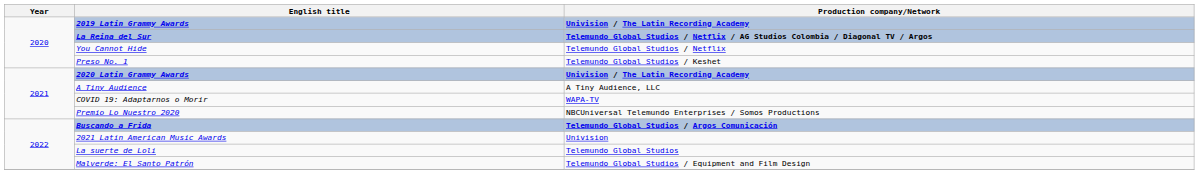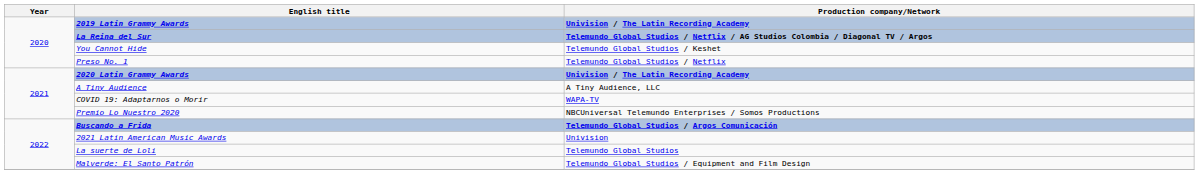(646, 49) Telemundo Global Studios / Netflix -> (644, 49) Telemundo Global Studios / Keshet
(644, 62) Telemundo Global Studios / Keshet -> (646, 62) Telemundo Global Studios / Netflix
